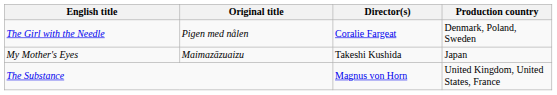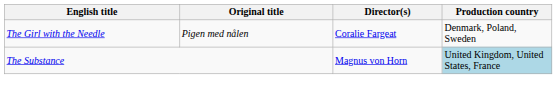- row: (42, 54)
(494, 76) no background -> (494, 60) lightblue background
